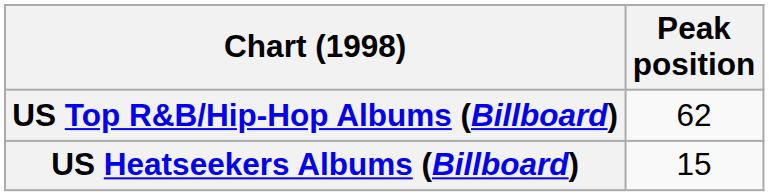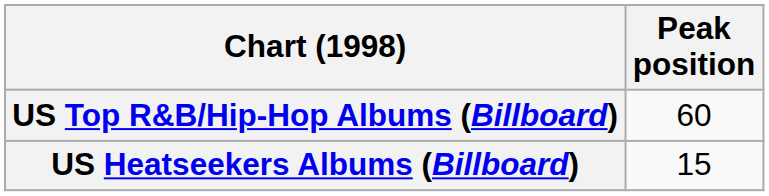(694, 114) 62 -> (694, 114) 60
